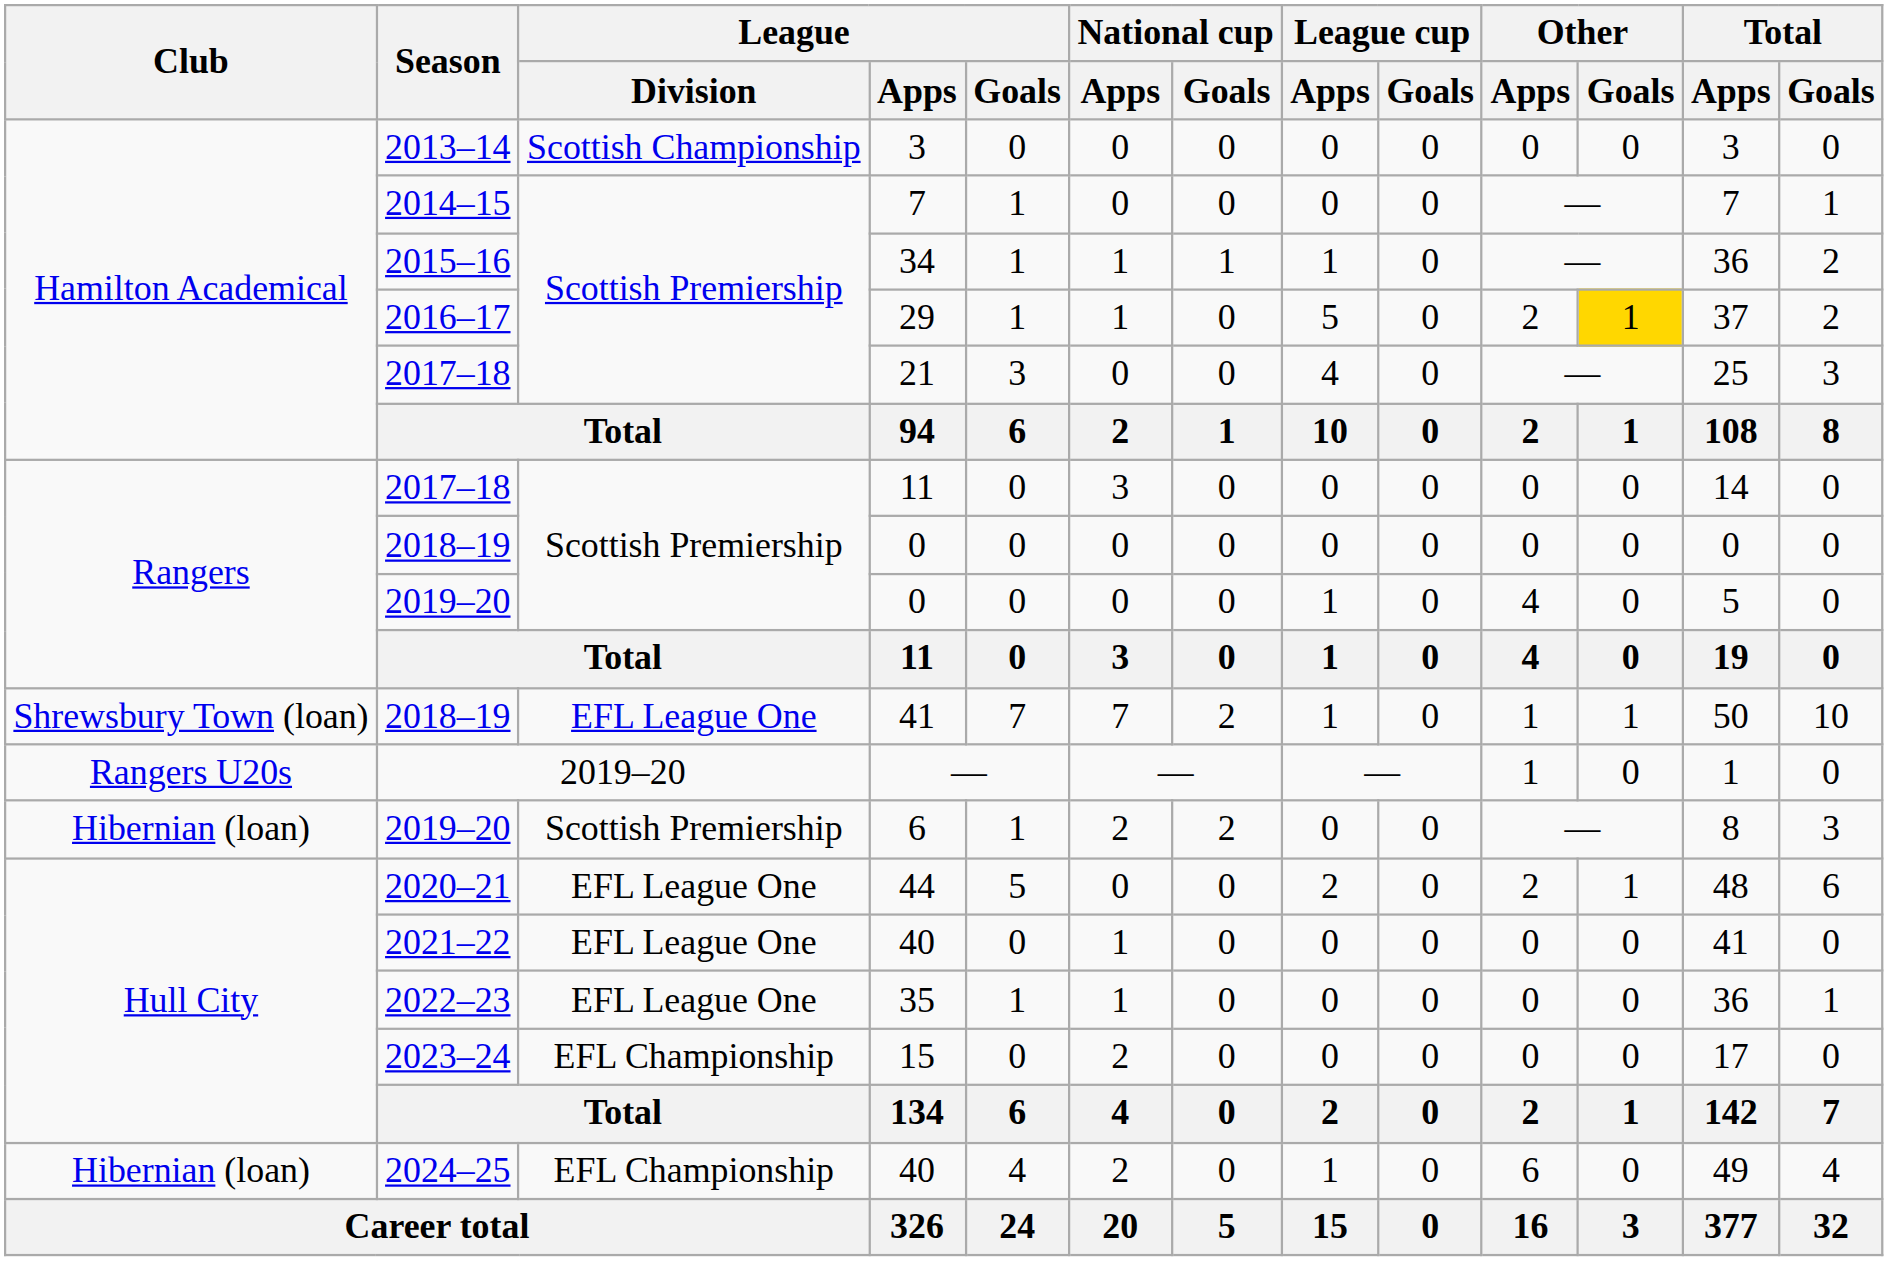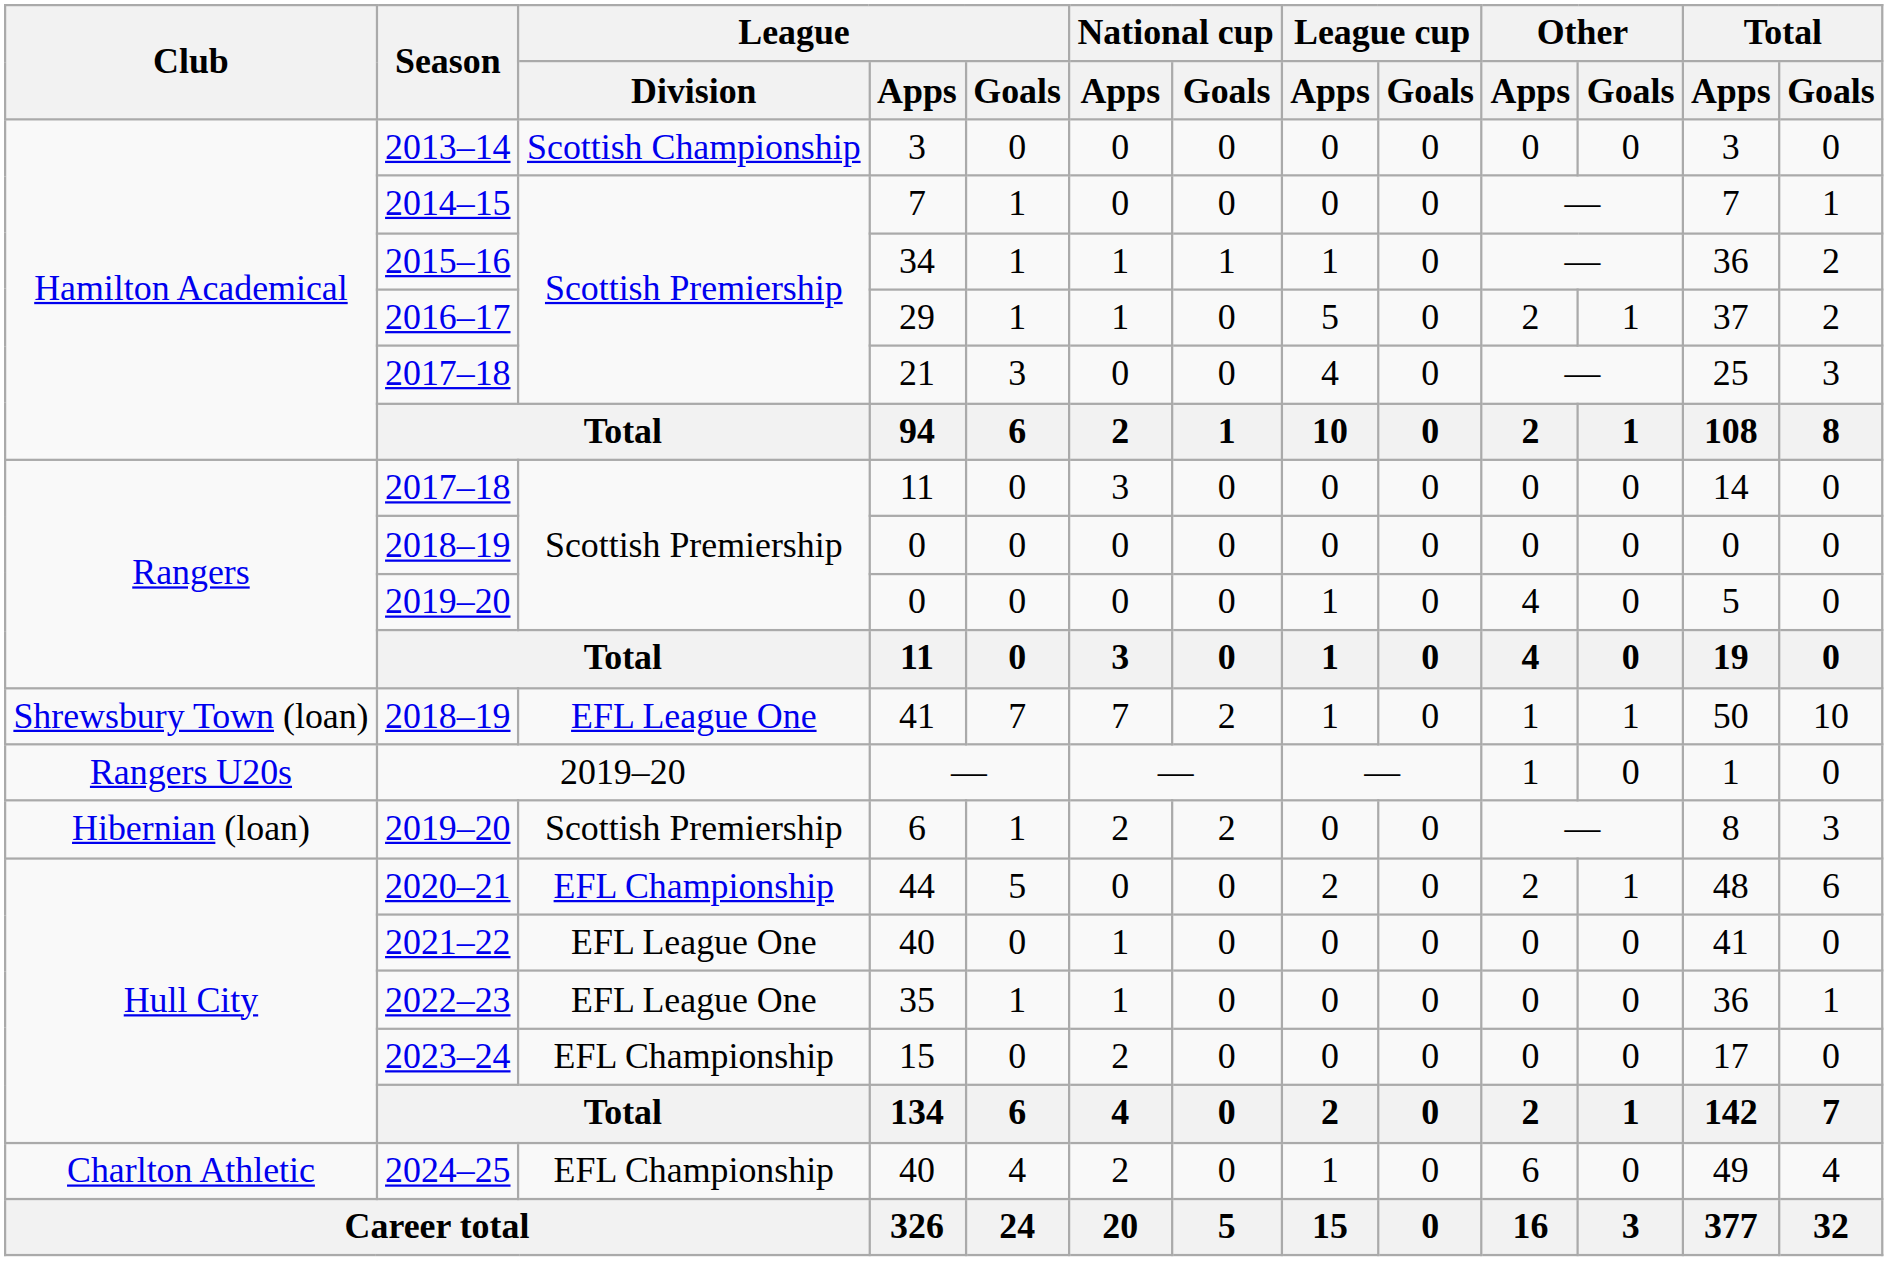(1631, 317) gold background -> (1631, 317) no background
(694, 885) EFL League One -> (694, 885) EFL Championship
(191, 1169) Hibernian (loan) -> (191, 1169) Charlton Athletic
